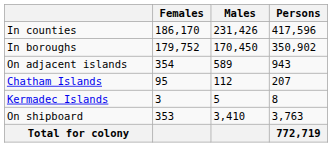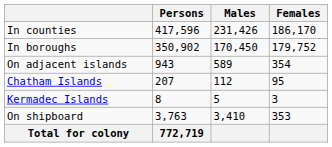columns swapped: (298, 13) <-> (182, 13)
